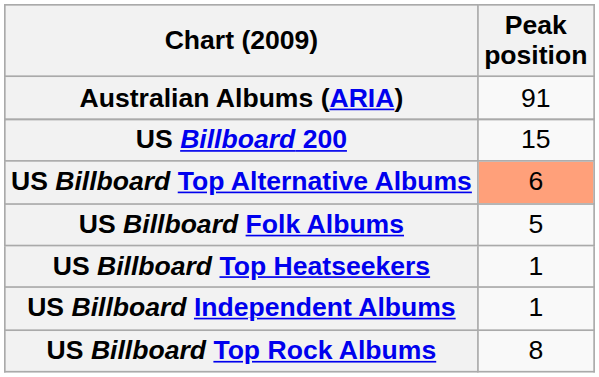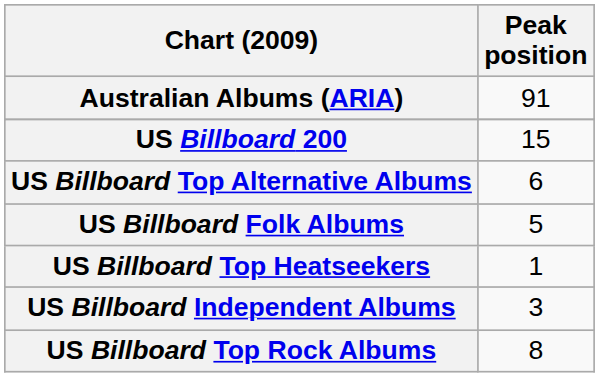(536, 181) lightsalmon background -> (536, 181) no background
(536, 308) 1 -> (536, 308) 3
